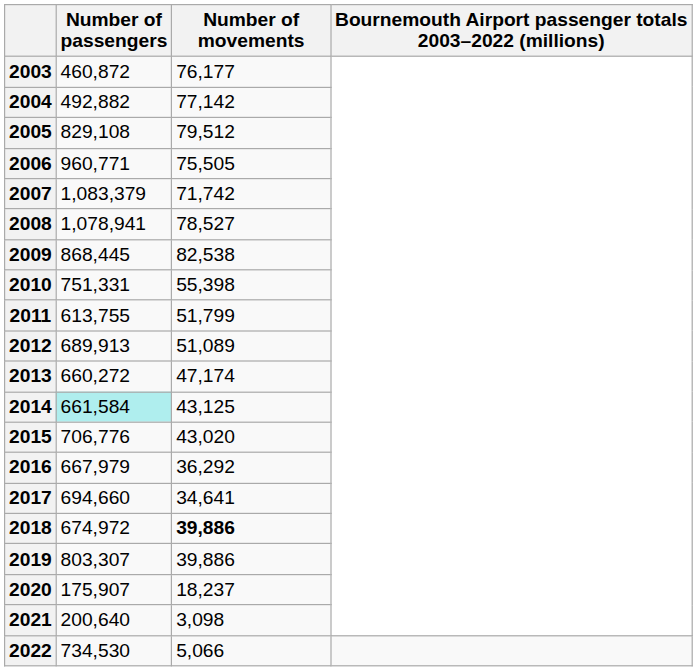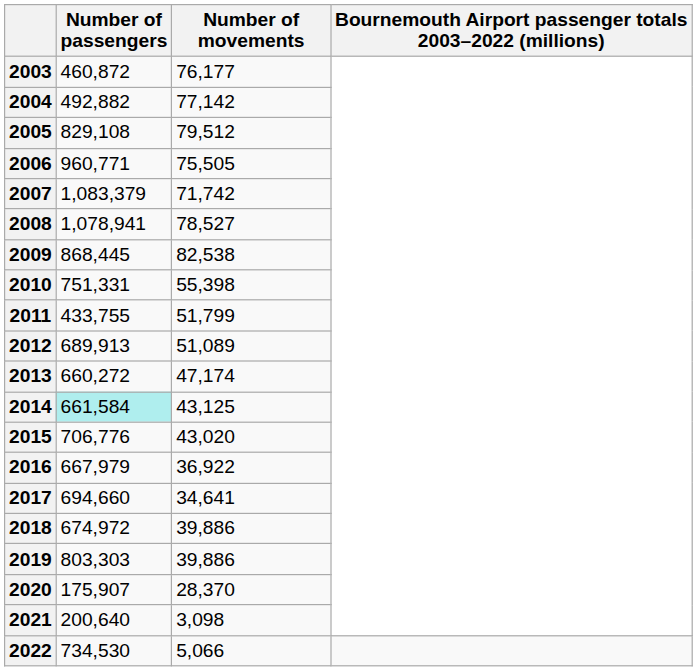(95, 315) 613,755 -> (95, 315) 433,755
(206, 467) 36,292 -> (206, 467) 36,922
(206, 528) bold -> (206, 528) normal
(95, 558) 803,307 -> (95, 558) 803,303
(206, 589) 18,237 -> (206, 589) 28,370
